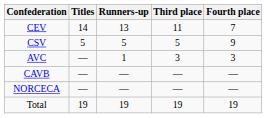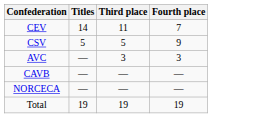- column: (124, 12)
